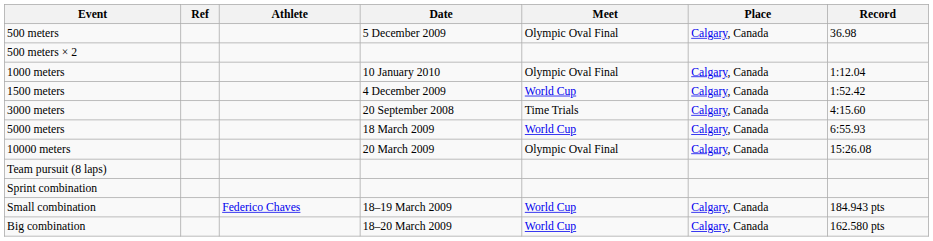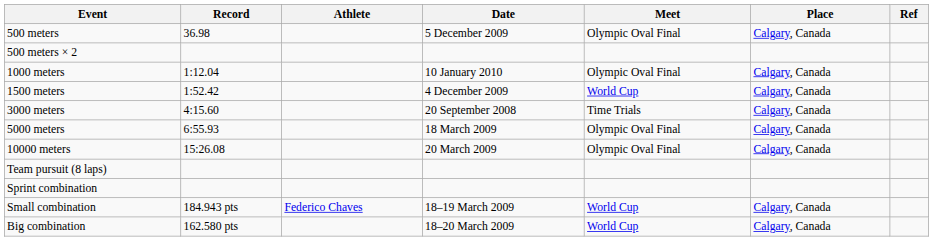columns swapped: (878, 14) <-> (200, 14)
(550, 130) World Cup -> (634, 130) Olympic Oval Final
